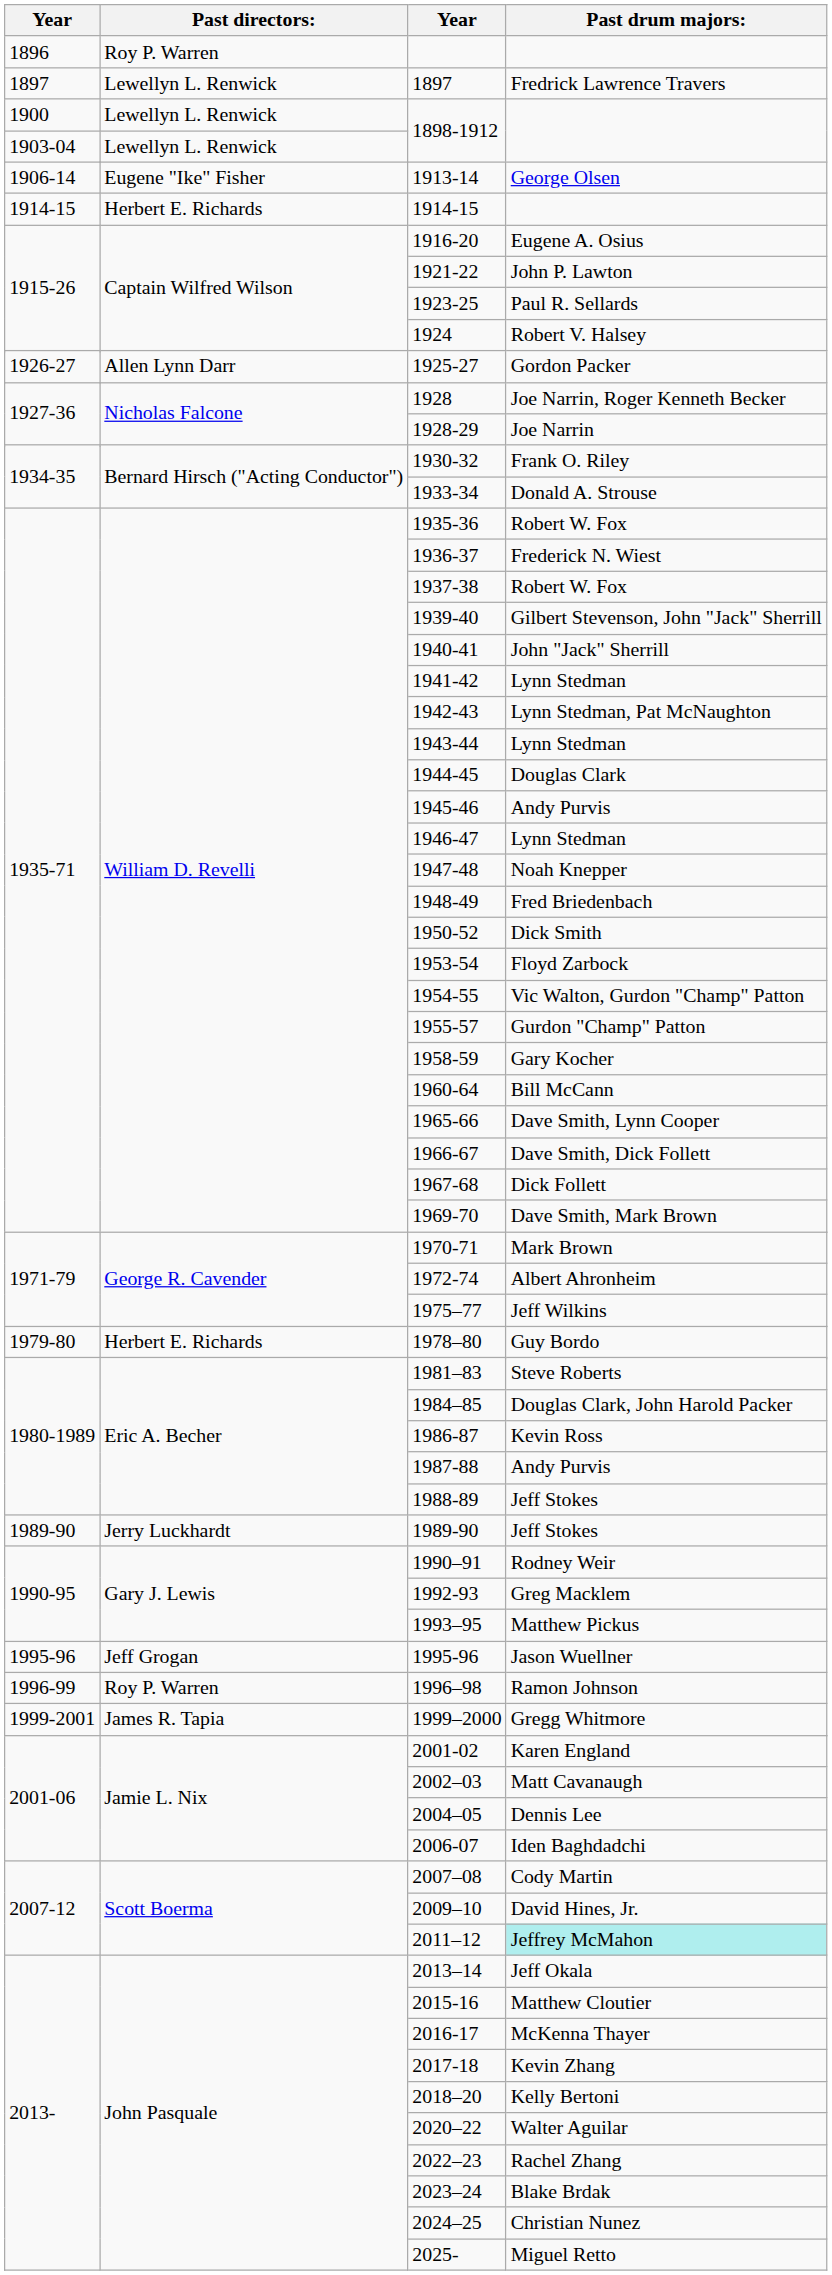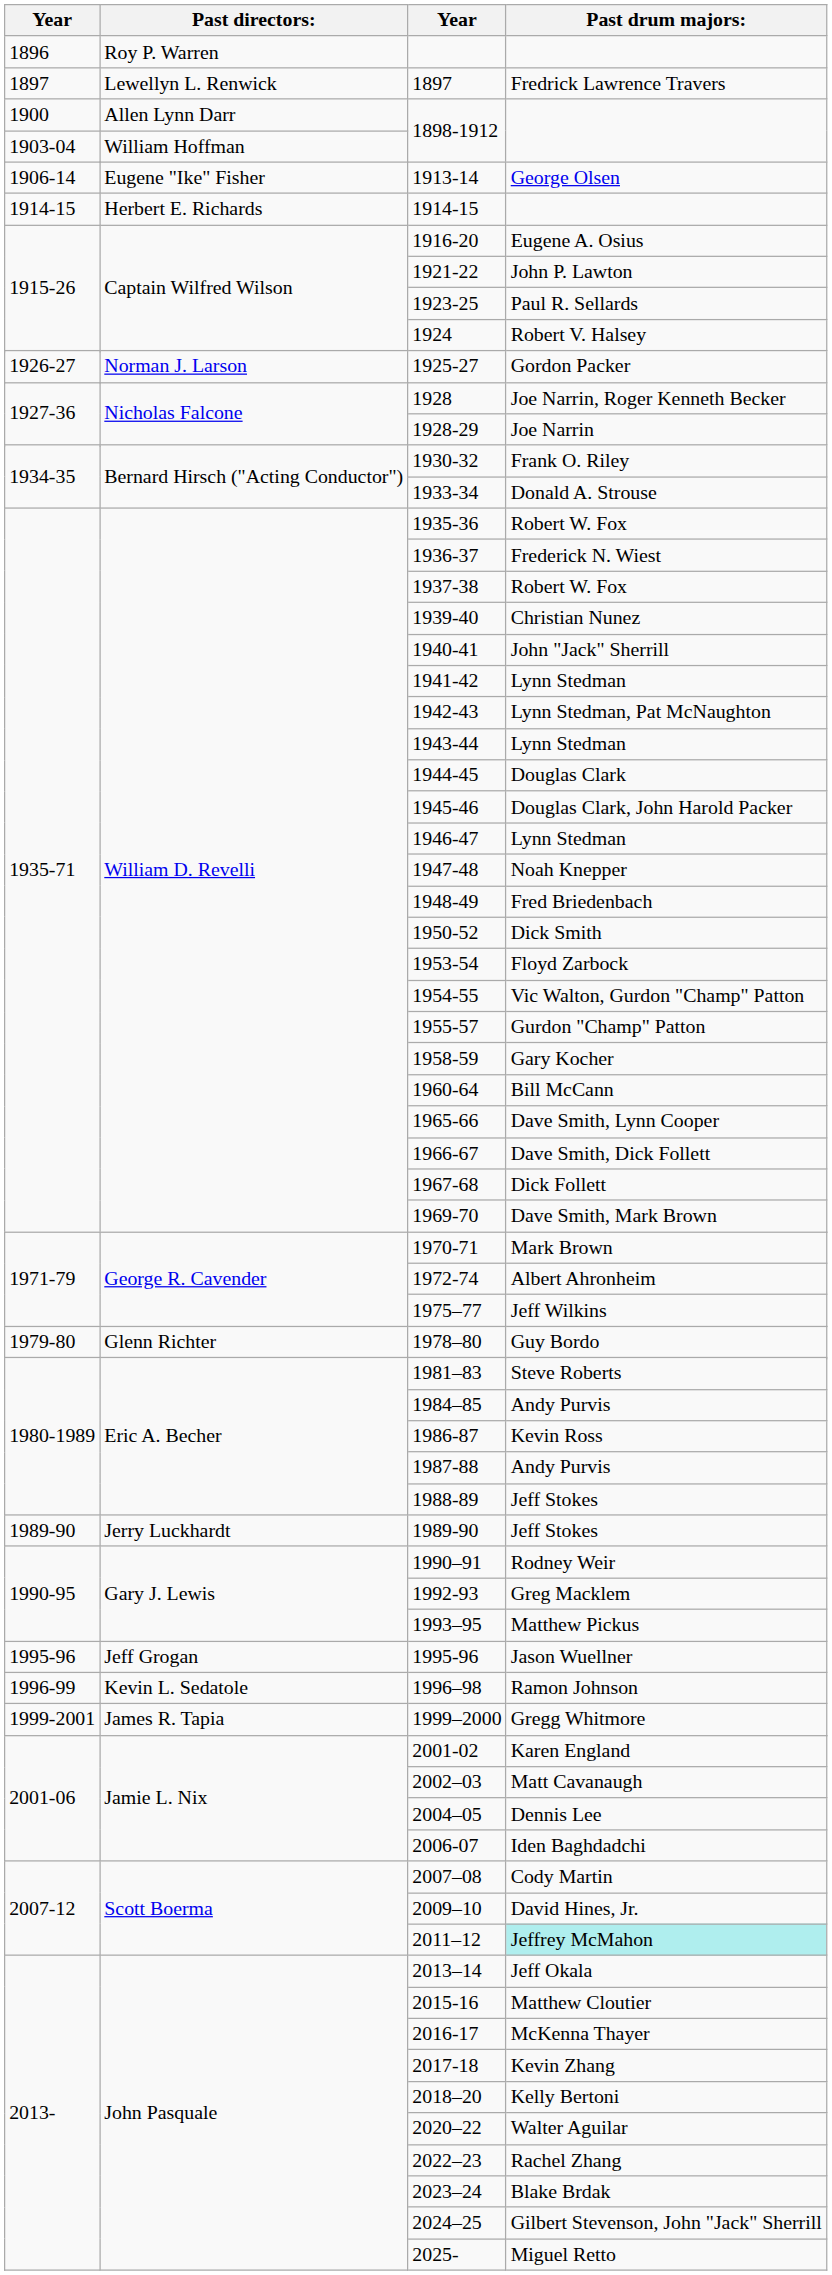(191, 114) Lewellyn L. Renwick -> (170, 114) Allen Lynn Darr
(191, 146) Lewellyn L. Renwick -> (175, 146) William Hoffman
(170, 366) Allen Lynn Darr -> (176, 366) Norman J. Larson
(666, 618) Gilbert Stevenson, John "Jack" Sherrill -> (575, 618) Christian Nunez
(561, 806) Andy Purvis -> (651, 806) Douglas Clark, John Harold Packer
(183, 1341) Herbert E. Richards -> (160, 1341) Glenn Richter
(651, 1404) Douglas Clark, John Harold Packer -> (561, 1404) Andy Purvis
(161, 1687) Roy P. Warren -> (176, 1687) Kevin L. Sedatole
(575, 2222) Christian Nunez -> (666, 2222) Gilbert Stevenson, John "Jack" Sherrill
